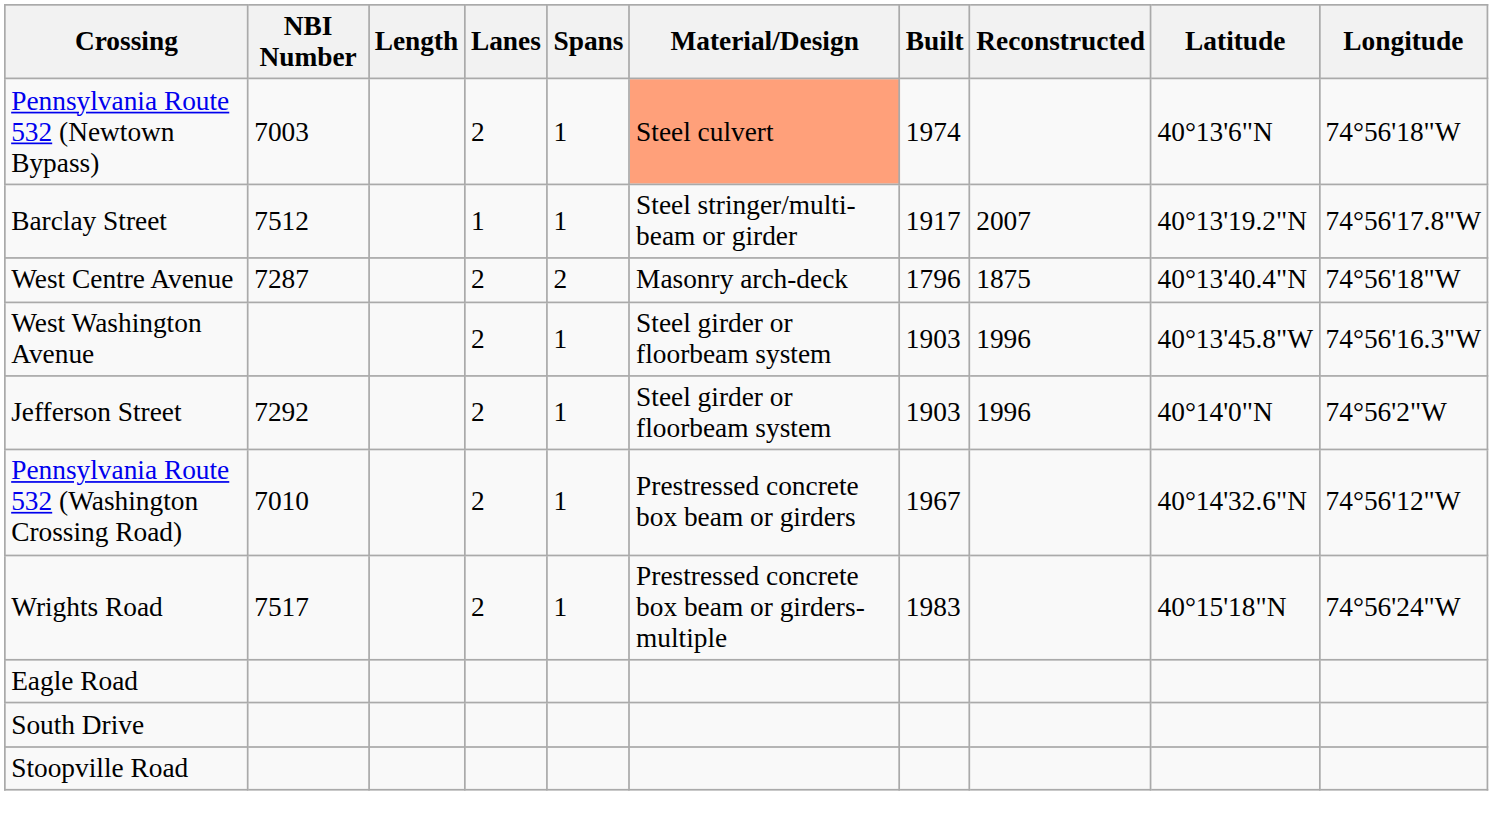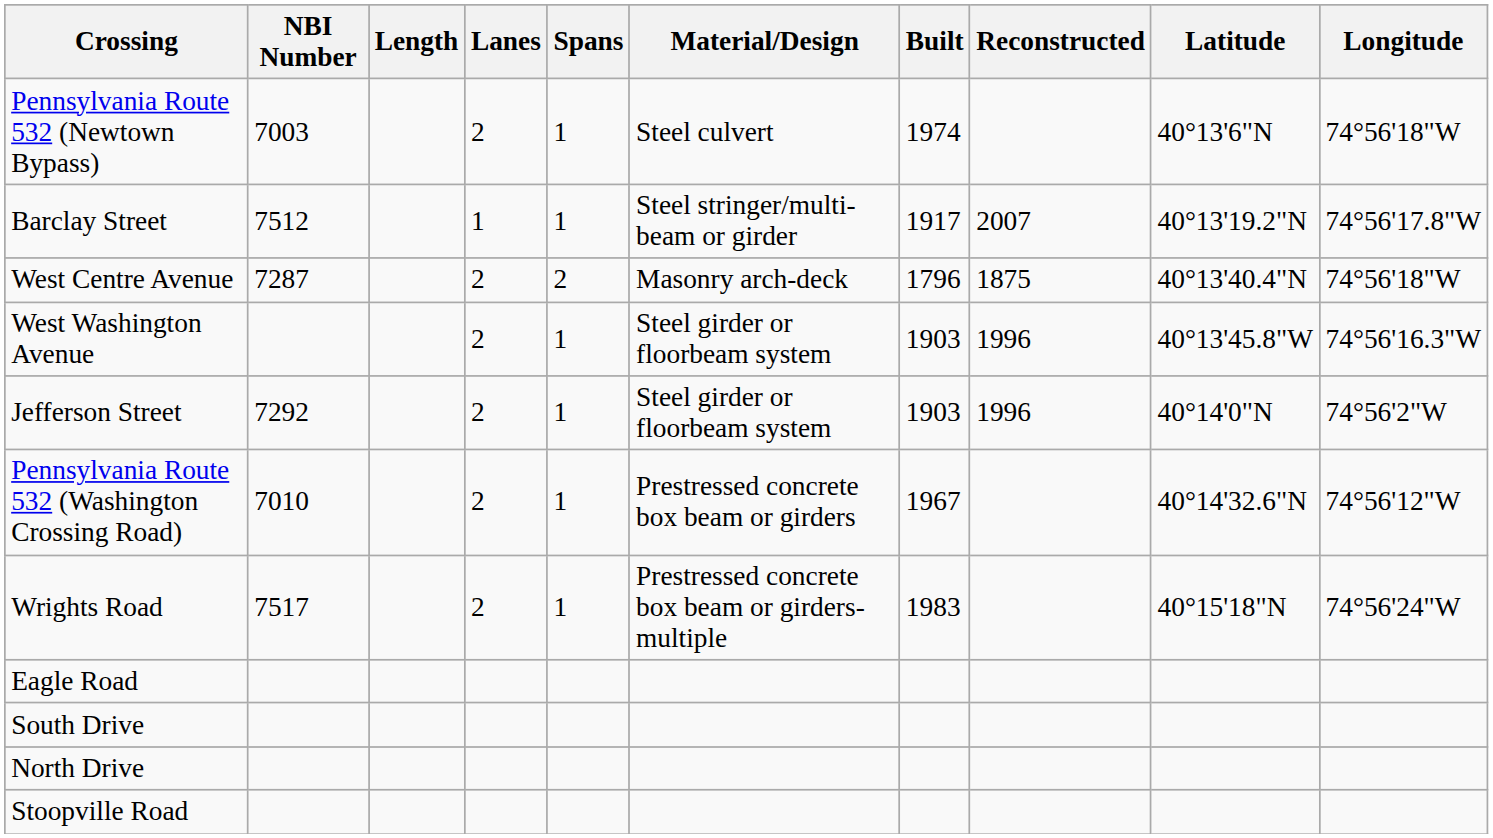(705, 131) lightsalmon background -> (705, 131) no background
+ row: (78, 767)
